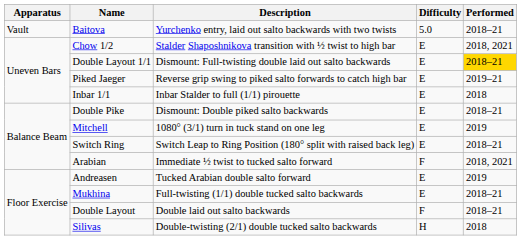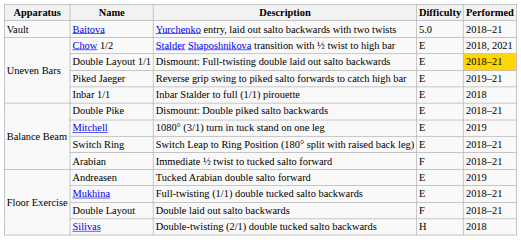(489, 161) 2018, 2021 -> (484, 161) 2018–21
